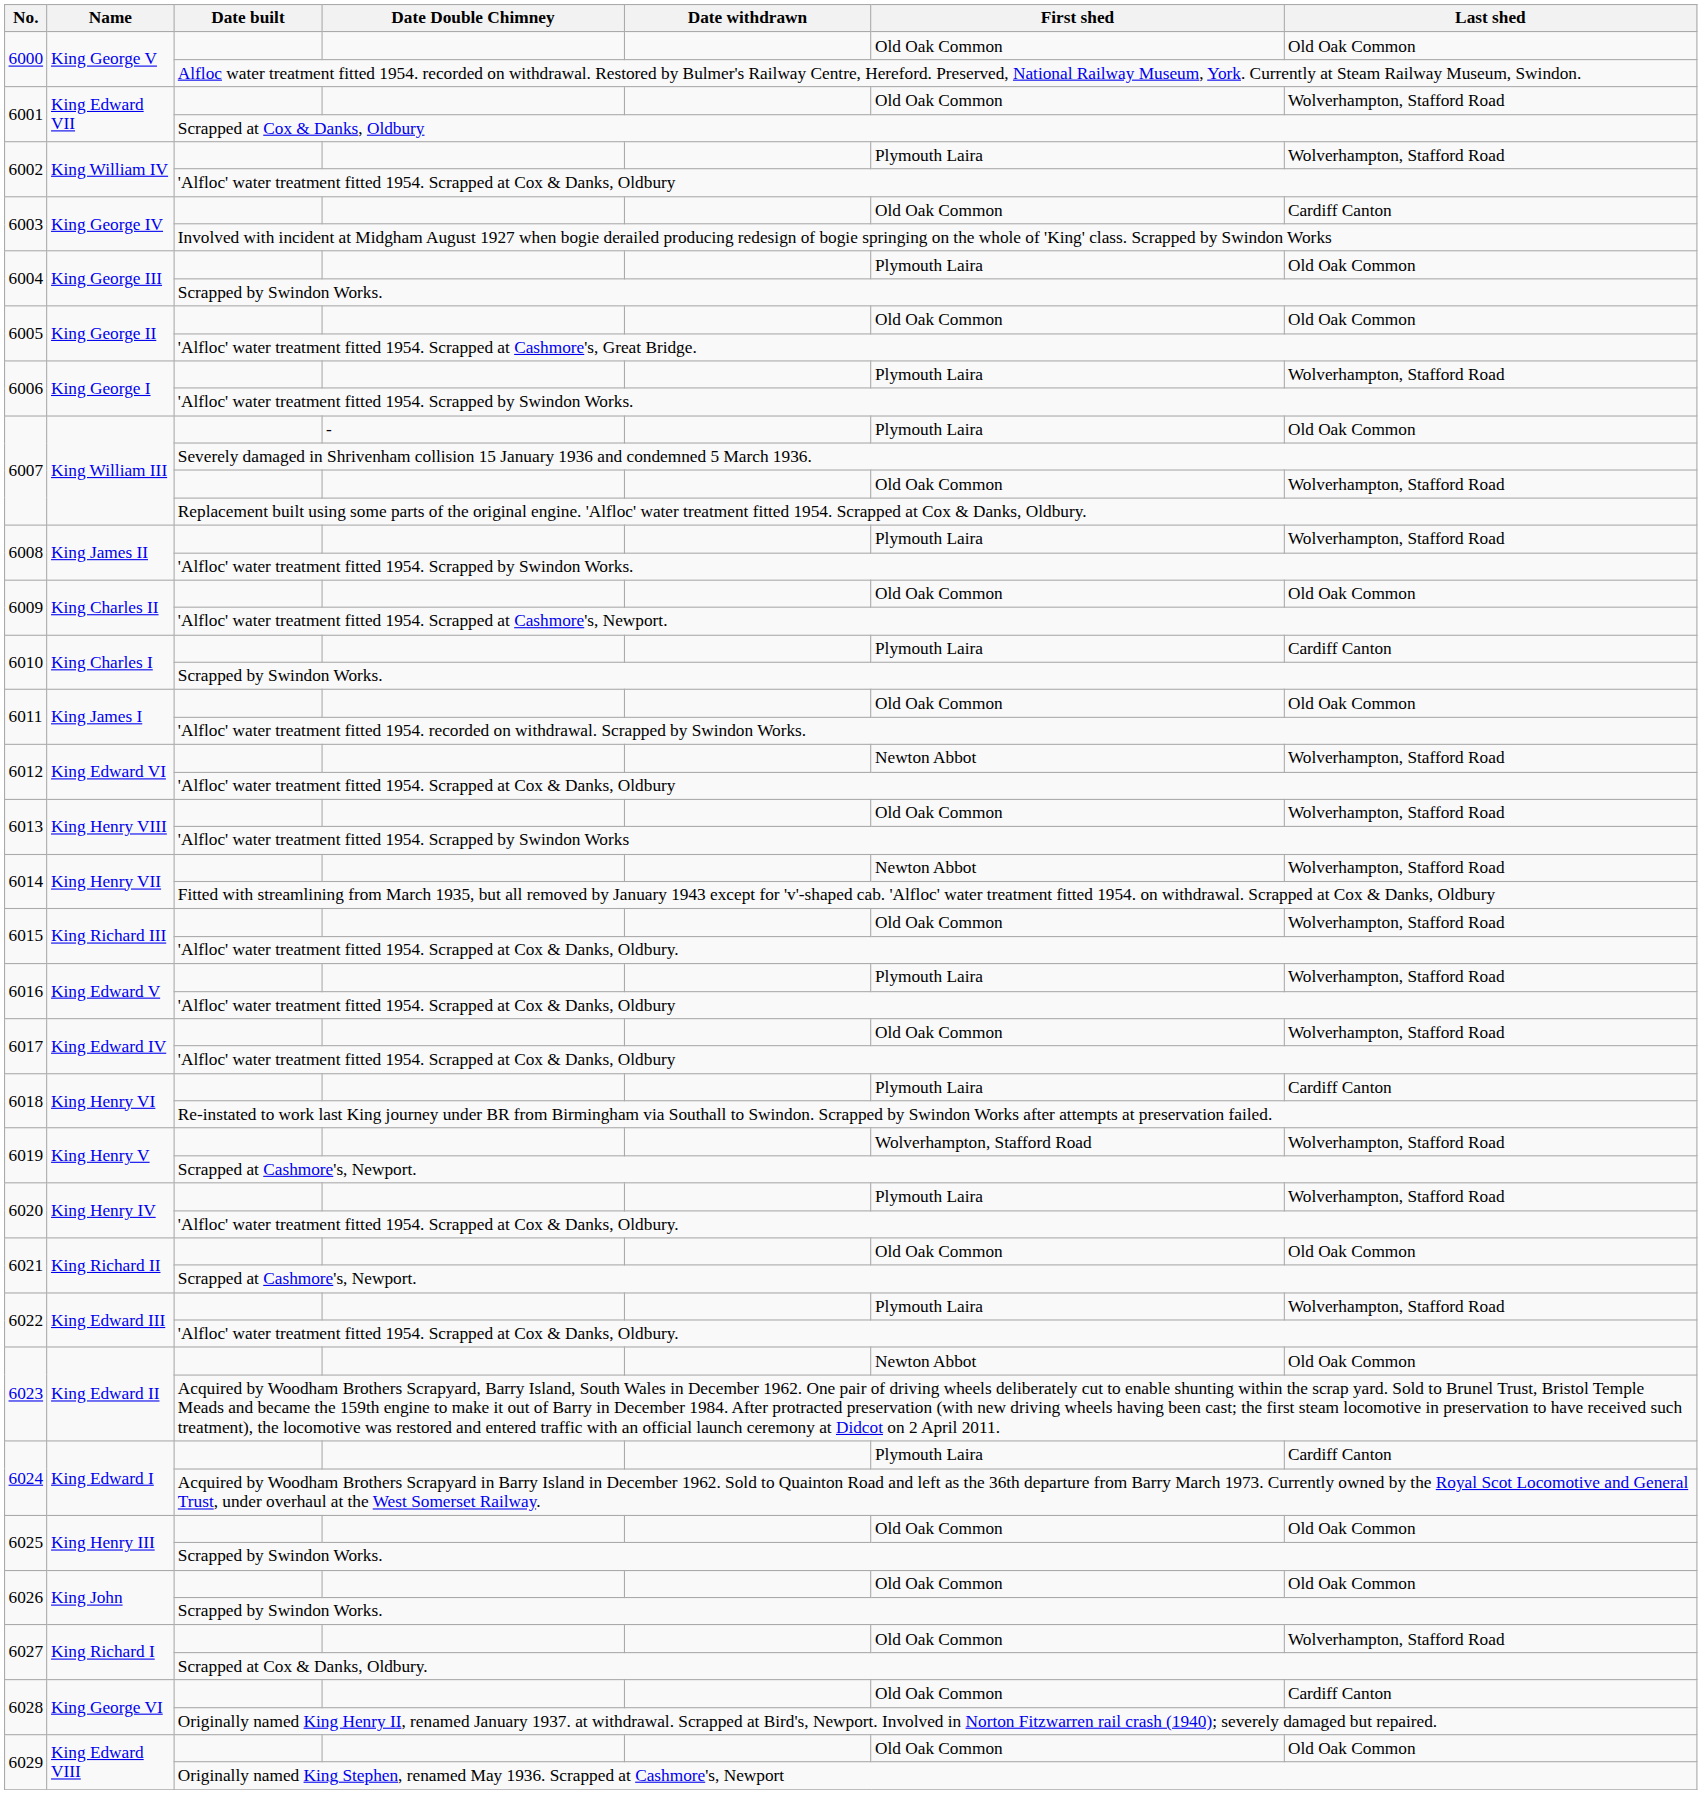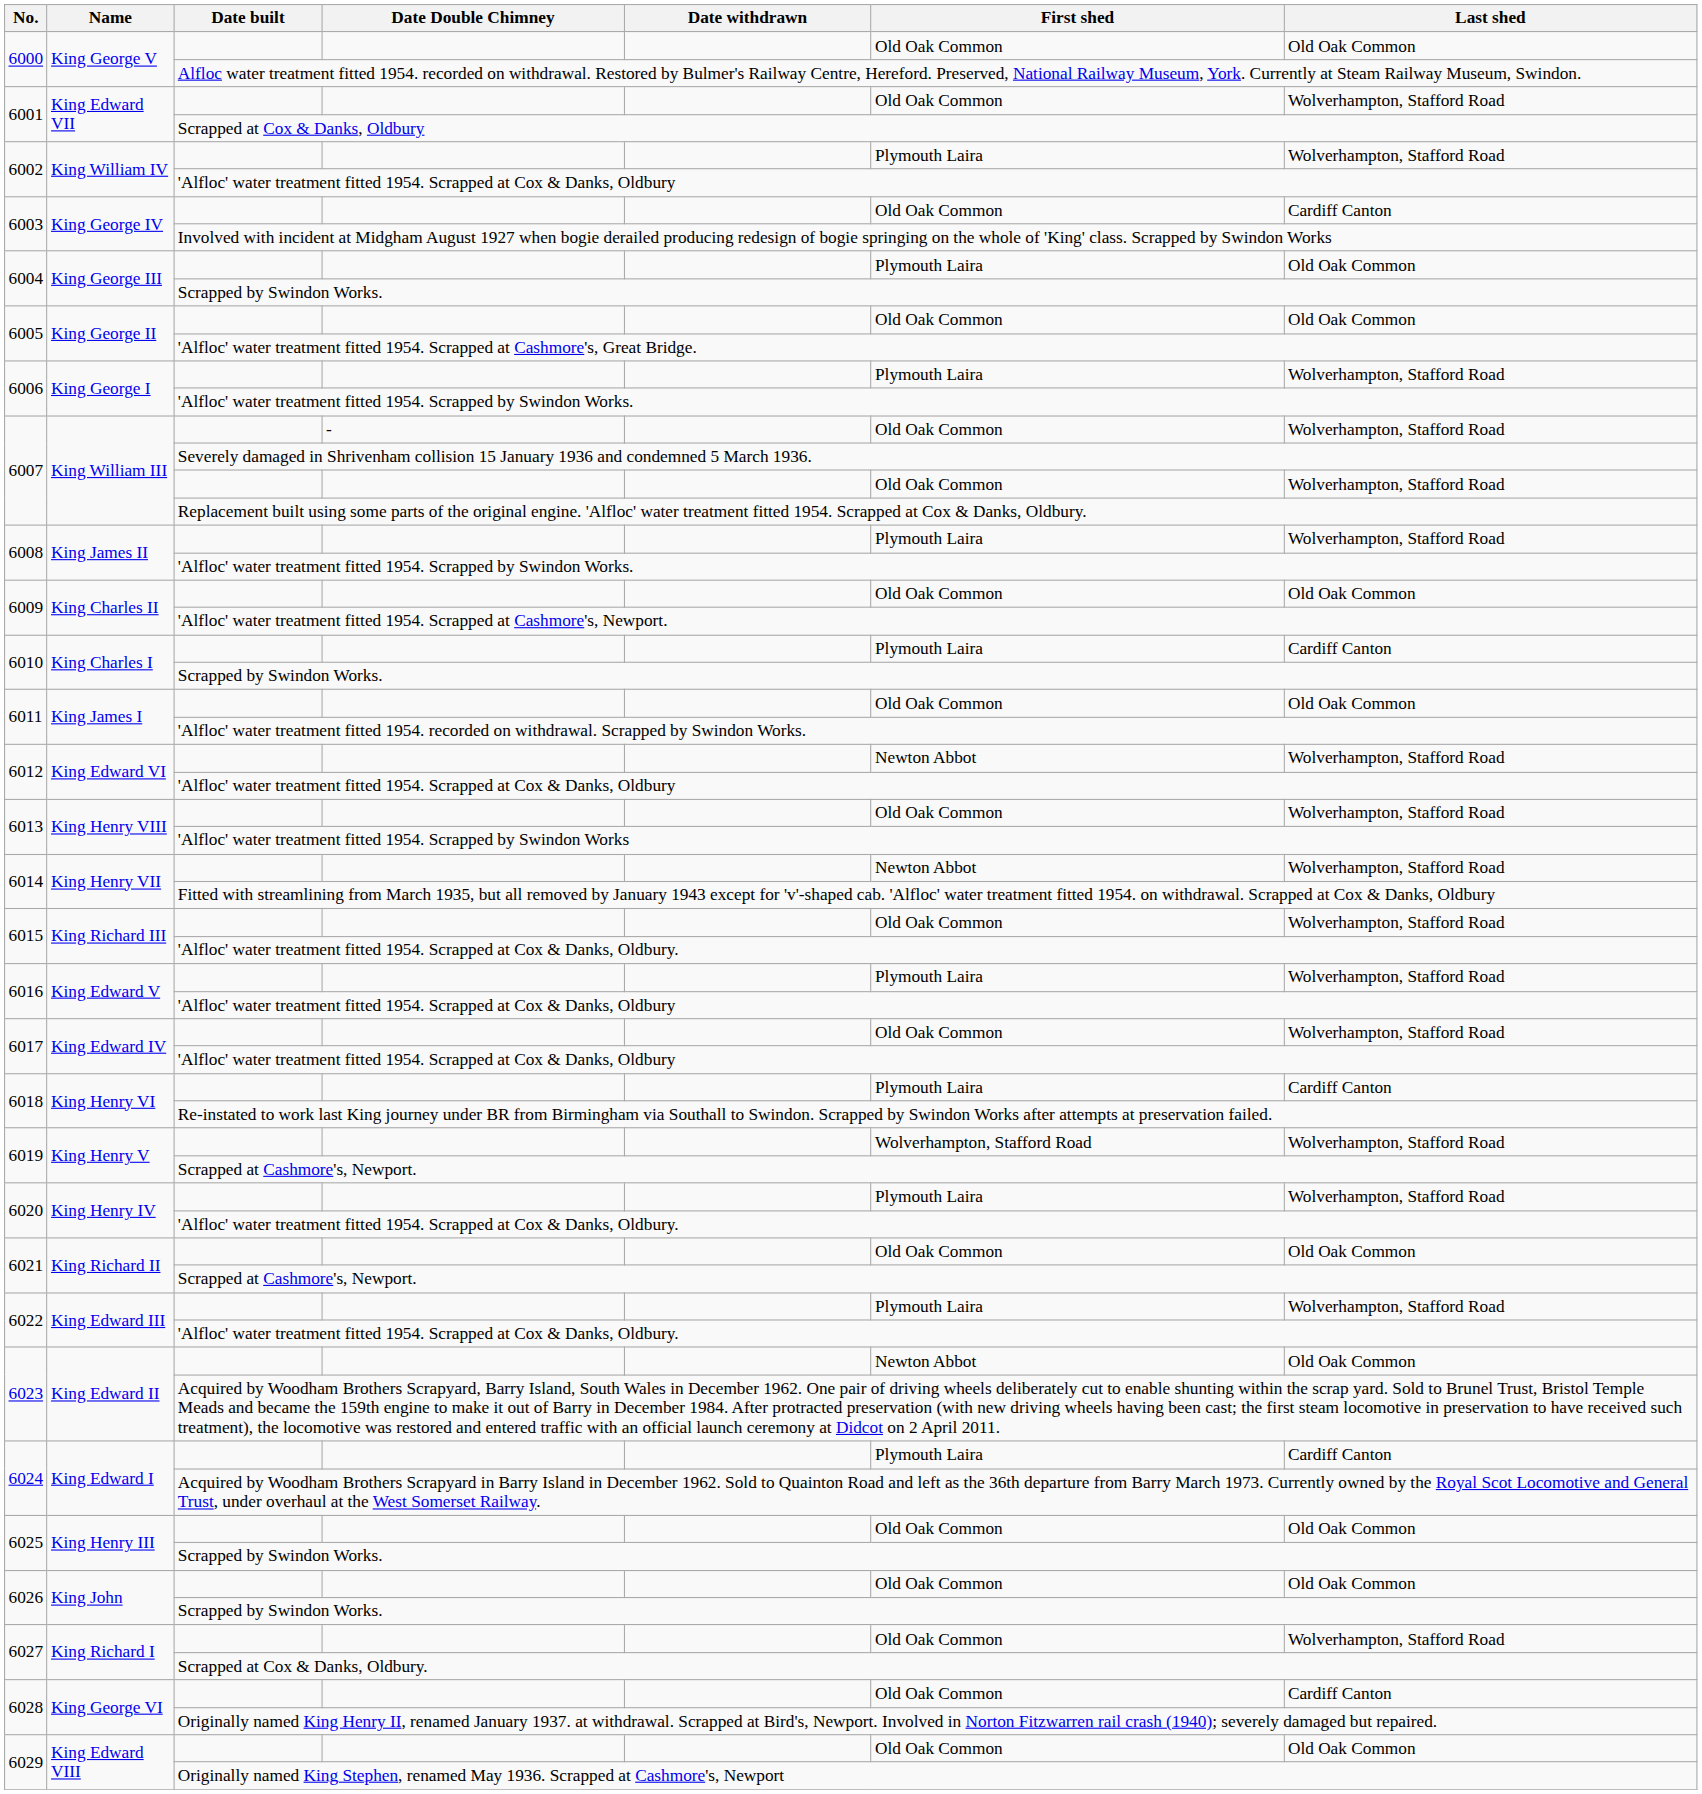(929, 429) Plymouth Laira -> (939, 429) Old Oak Common
(1352, 429) Old Oak Common -> (1396, 429) Wolverhampton, Stafford Road
